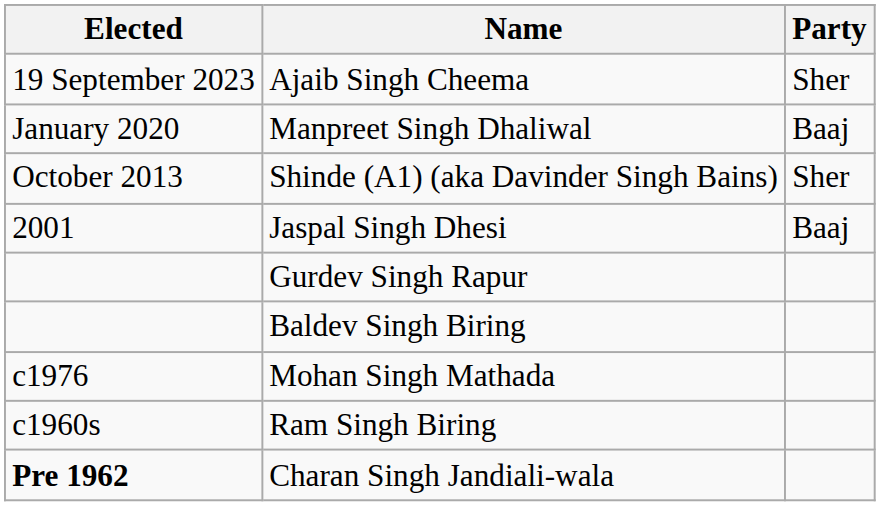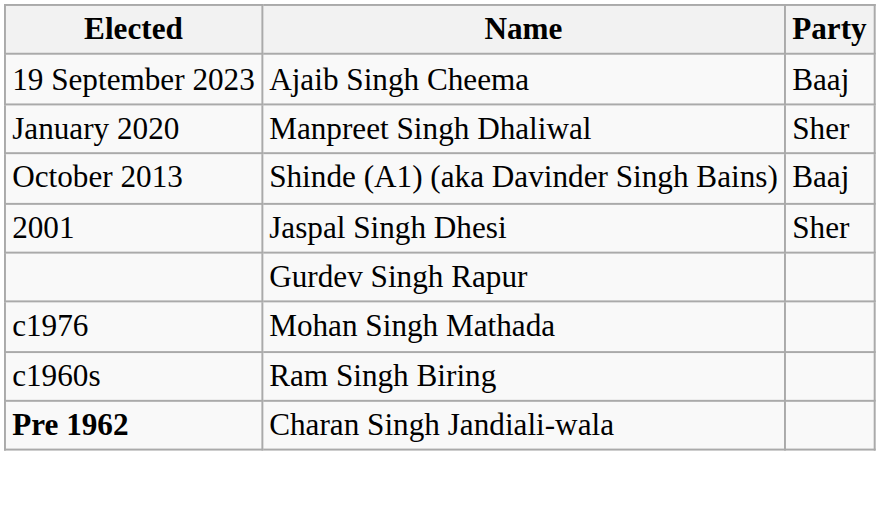(821, 78) Sher -> (821, 78) Baaj
(821, 128) Baaj -> (821, 128) Sher
(821, 177) Sher -> (821, 177) Baaj
(821, 227) Baaj -> (821, 227) Sher
- row: (397, 326)
